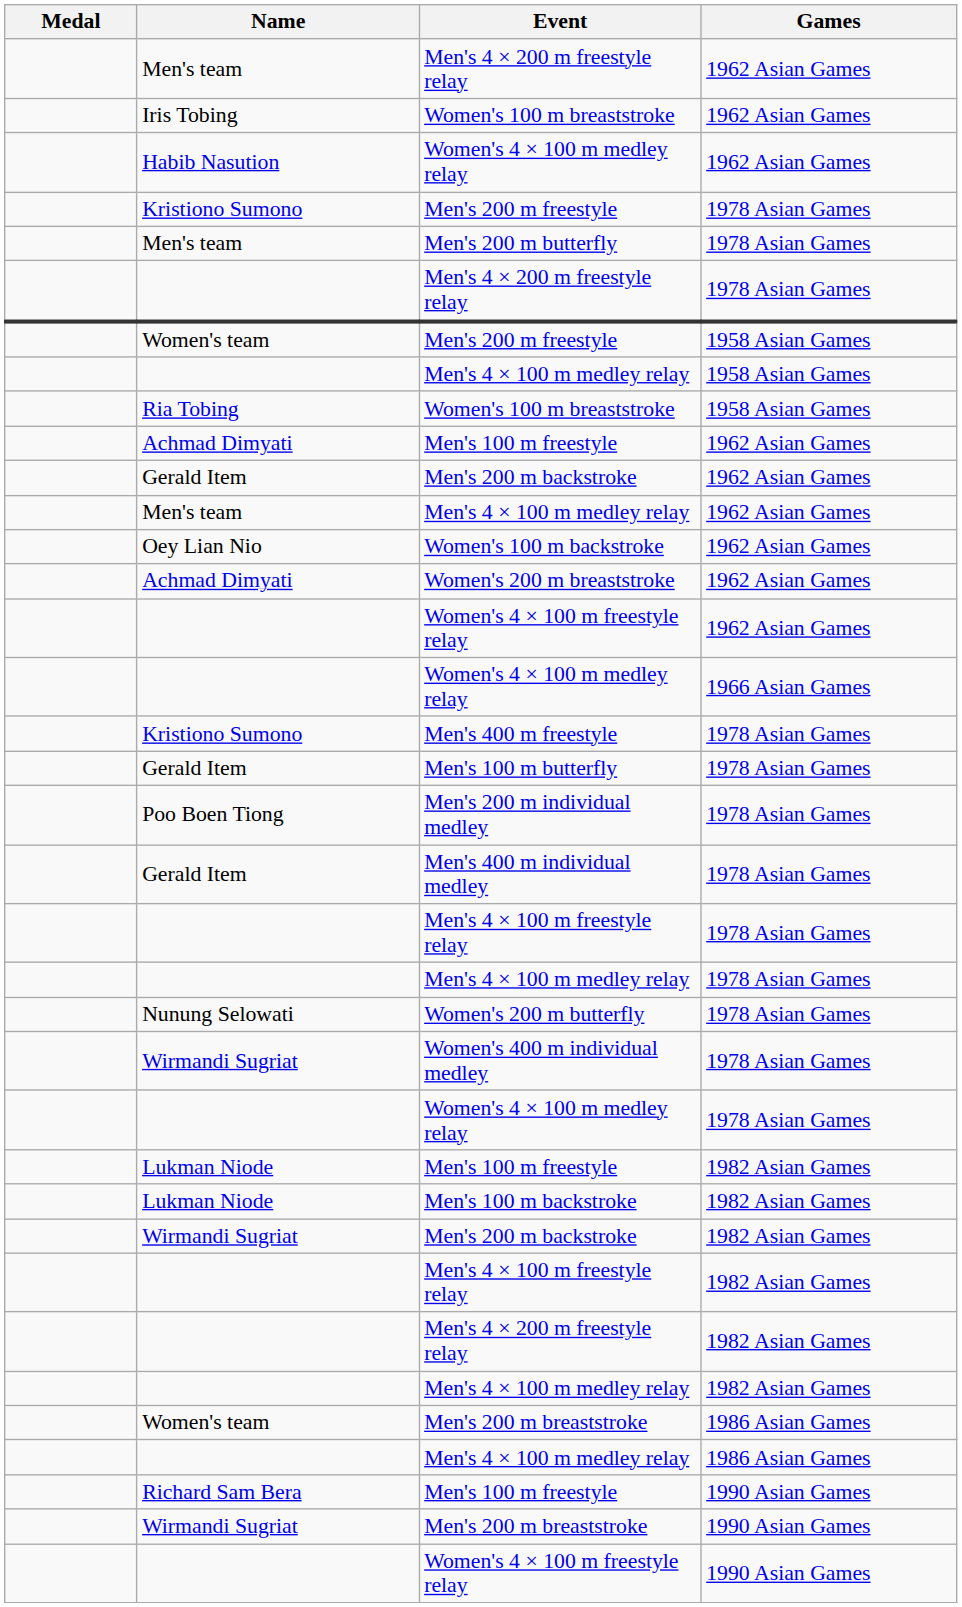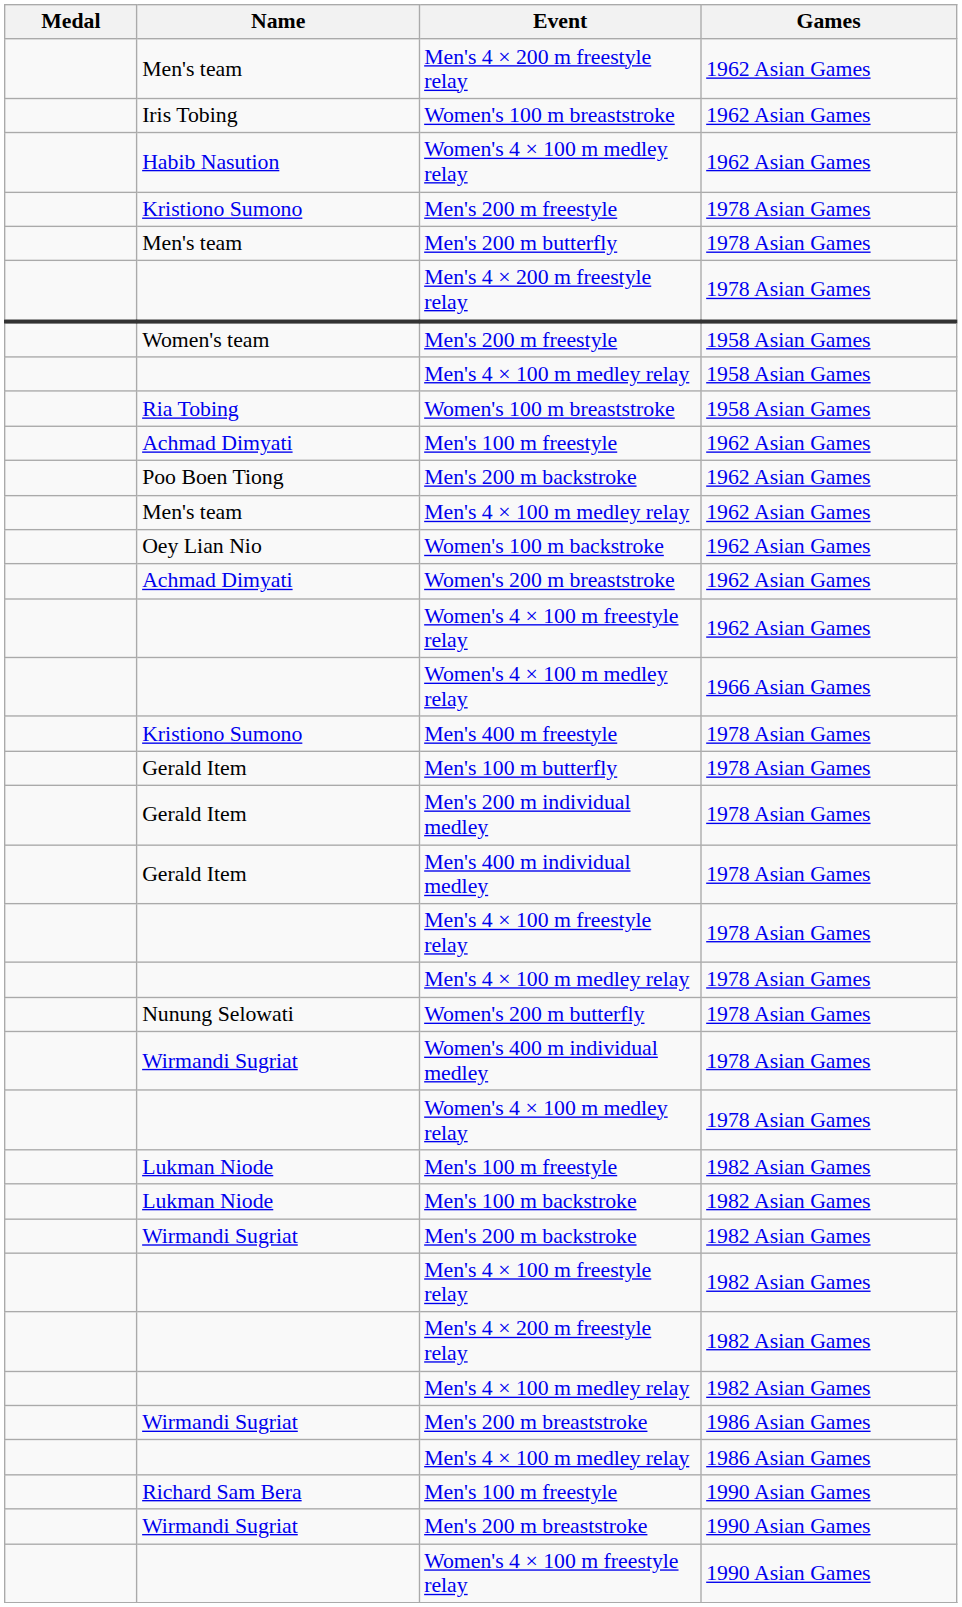(194, 477) Gerald Item -> (213, 477) Poo Boen Tiong
(213, 814) Poo Boen Tiong -> (194, 814) Gerald Item
(206, 1422) Women's team -> (220, 1422) Wirmandi Sugriat
